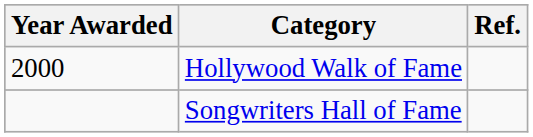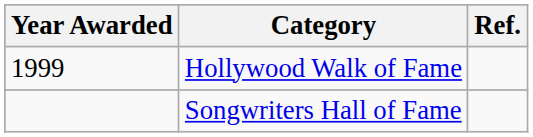(38, 68) 2000 -> (38, 68) 1999
